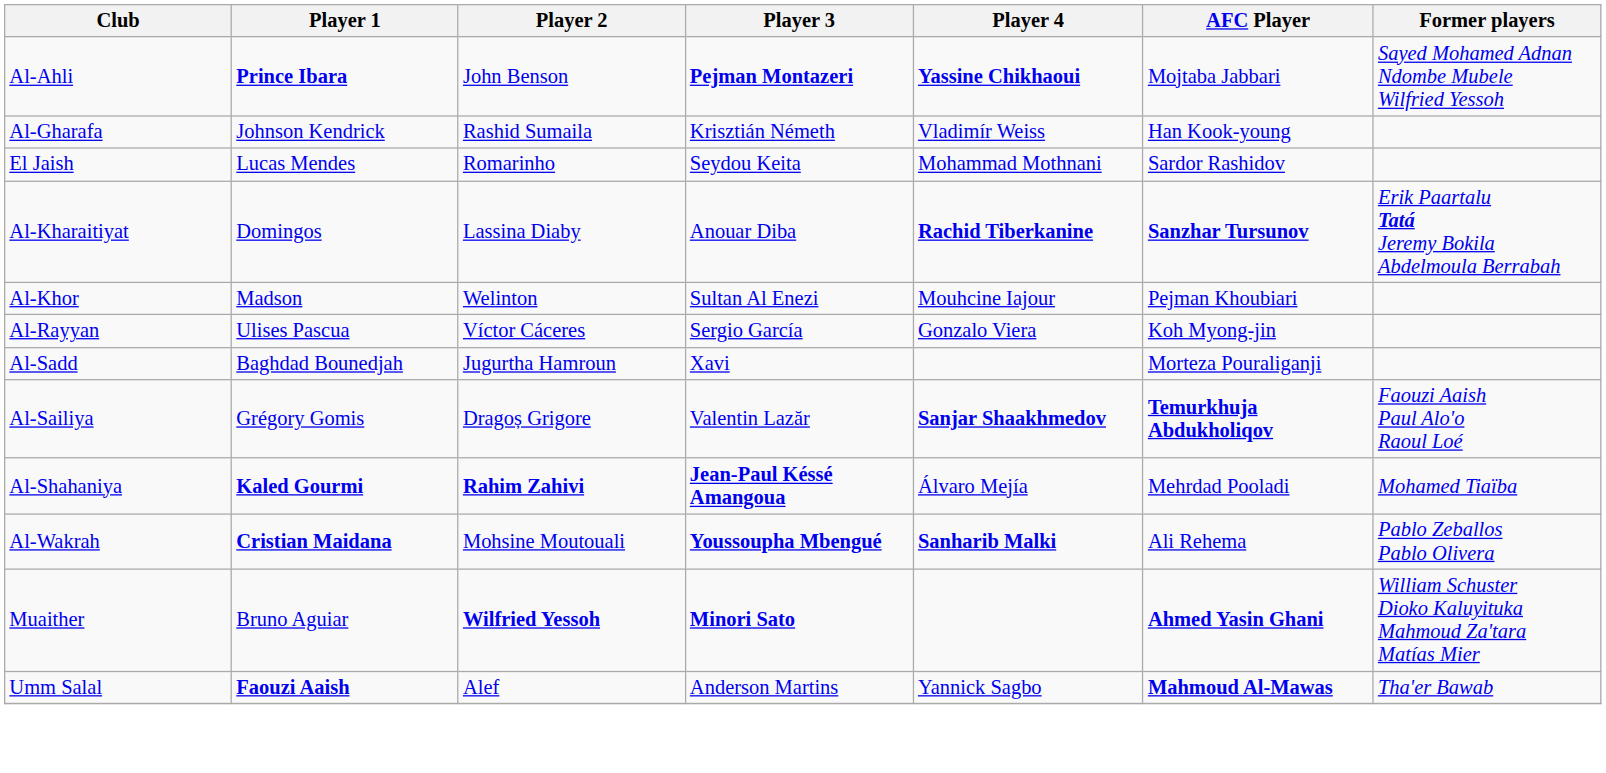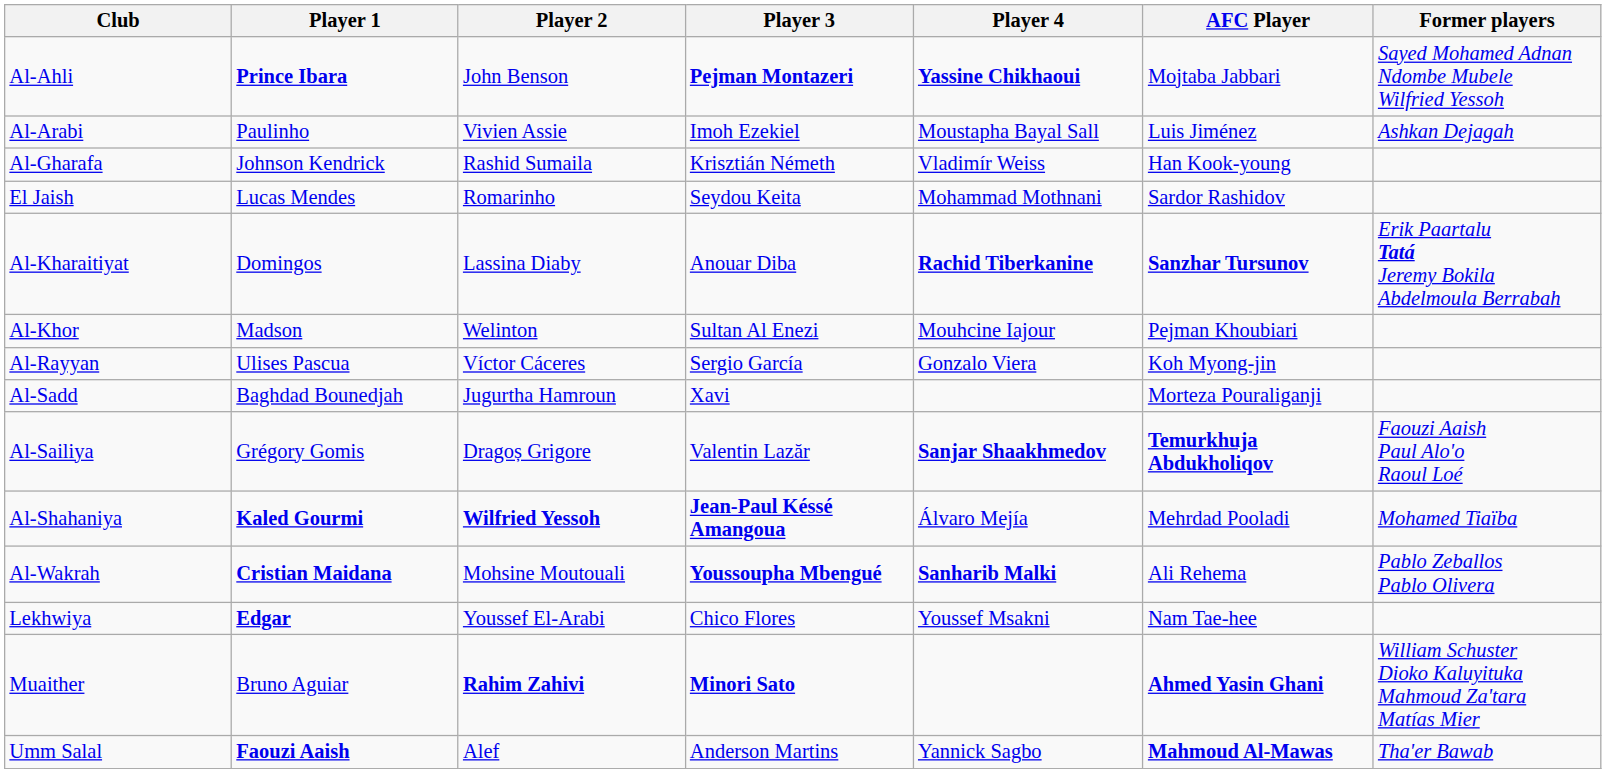+ row: (46, 131)
(524, 485) Rahim Zahivi -> (531, 518) Wilfried Yessoh
+ row: (50, 617)
(531, 619) Wilfried Yessoh -> (524, 684) Rahim Zahivi
